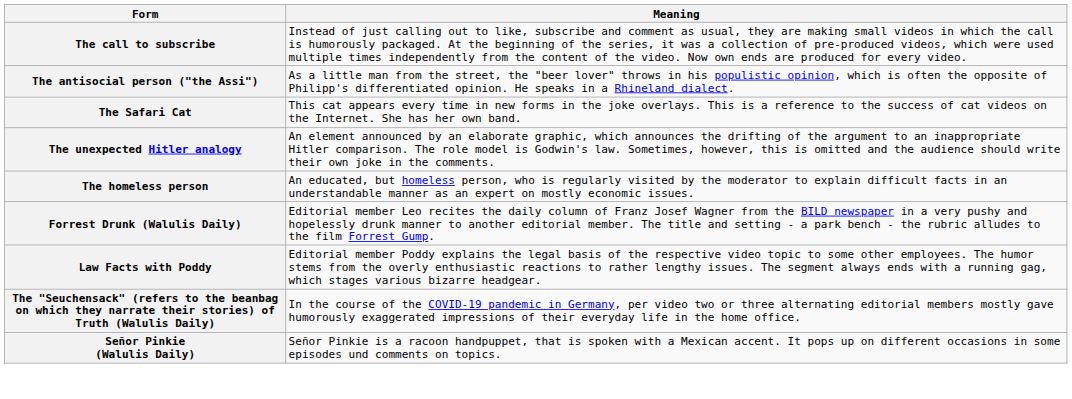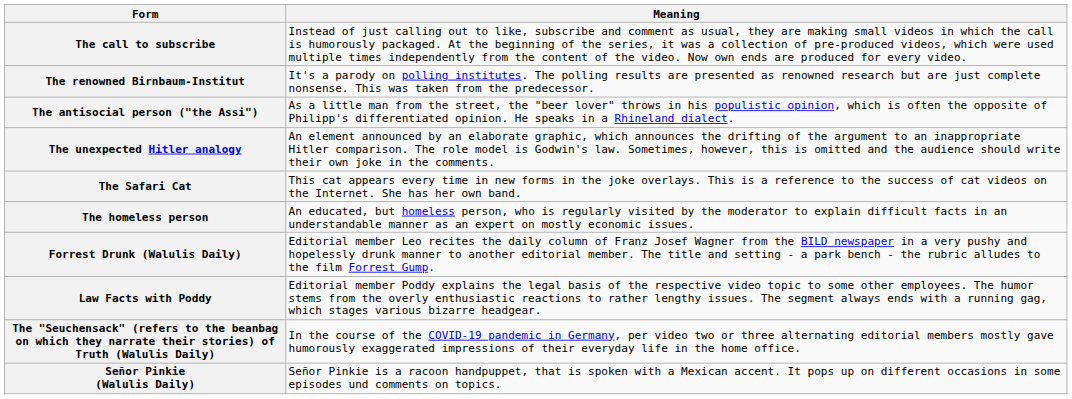+ row: (145, 81)
rows swapped: (145, 112) <-> (145, 149)
